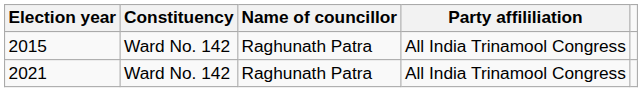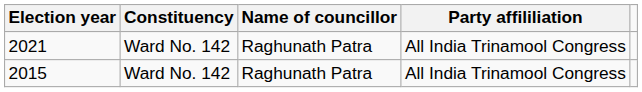rows swapped: (28, 45) <-> (28, 73)
